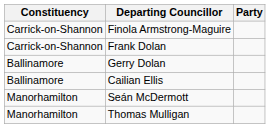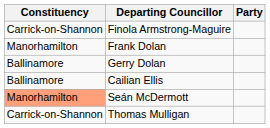(55, 47) Carrick-on-Shannon -> (42, 47) Manorhamilton
(42, 98) no background -> (42, 98) lightsalmon background
(42, 115) Manorhamilton -> (55, 115) Carrick-on-Shannon
